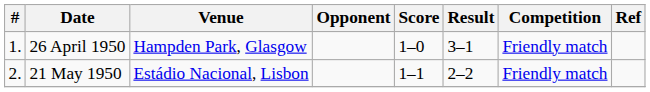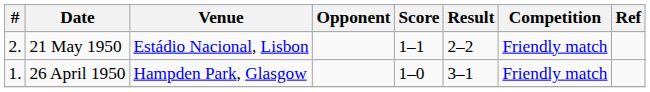rows swapped: (77, 45) <-> (76, 73)
